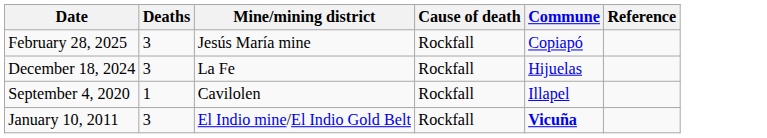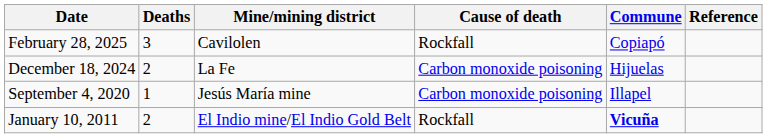(254, 42) Jesús María mine -> (229, 42) Cavilolen
(147, 68) 3 -> (147, 68) 2
(446, 68) Rockfall -> (510, 68) Carbon monoxide poisoning
(229, 94) Cavilolen -> (254, 94) Jesús María mine
(446, 94) Rockfall -> (510, 94) Carbon monoxide poisoning
(147, 119) 3 -> (147, 119) 2
